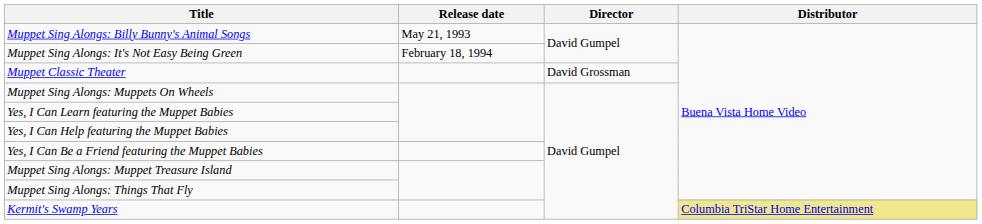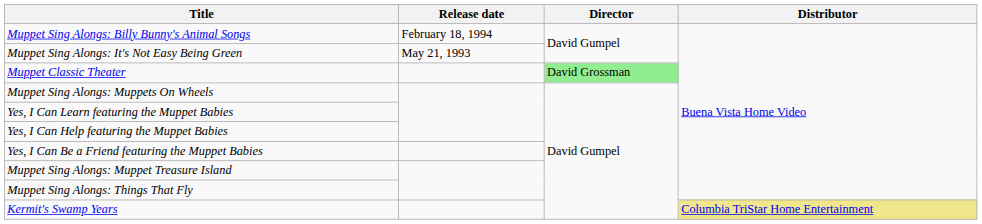(436, 33) May 21, 1993 -> (447, 33) February 18, 1994
(447, 53) February 18, 1994 -> (436, 53) May 21, 1993
(589, 72) no background -> (589, 72) lightgreen background
